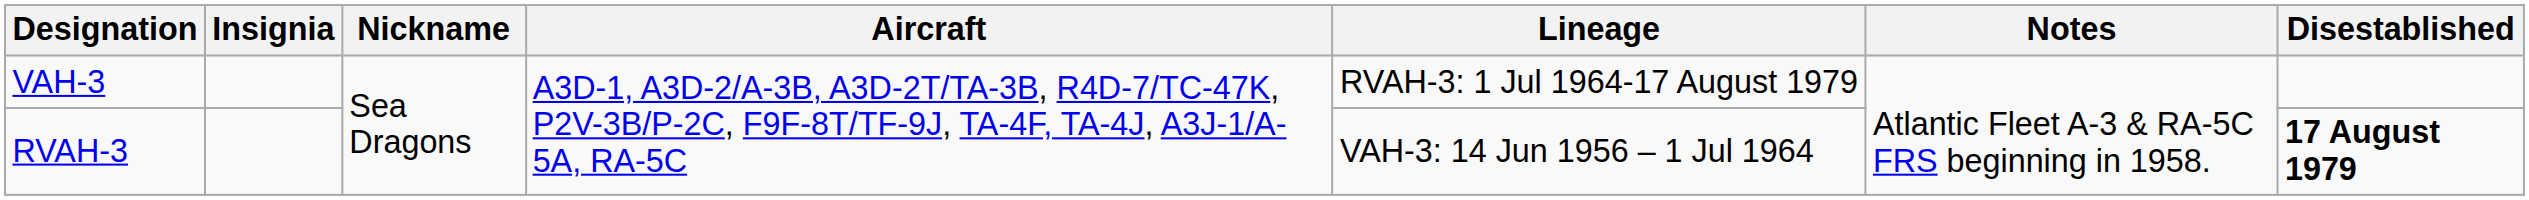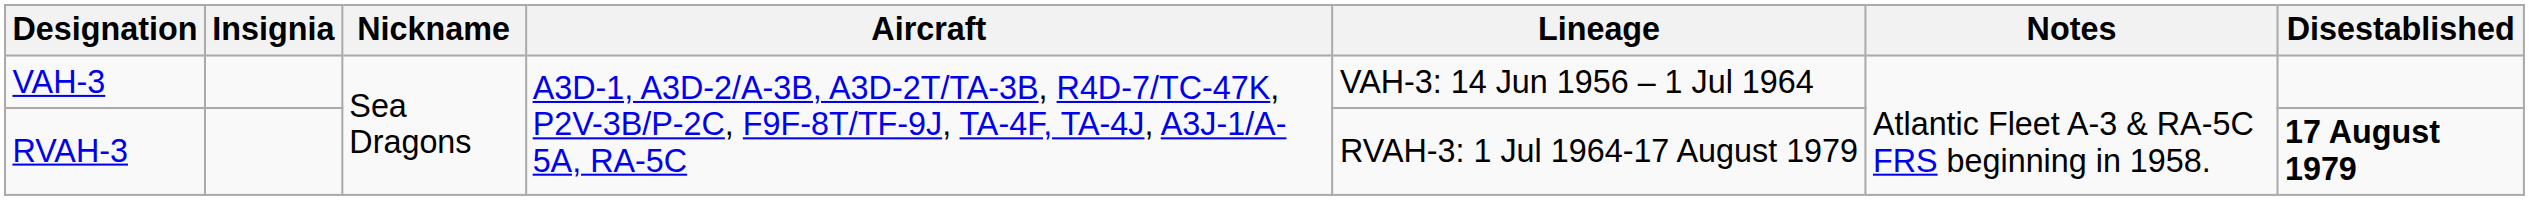(1599, 81) RVAH-3: 1 Jul 1964-17 August 1979 -> (1577, 81) VAH-3: 14 Jun 1956 – 1 Jul 1964
(1577, 150) VAH-3: 14 Jun 1956 – 1 Jul 1964 -> (1599, 150) RVAH-3: 1 Jul 1964-17 August 1979
